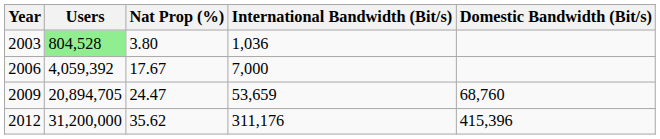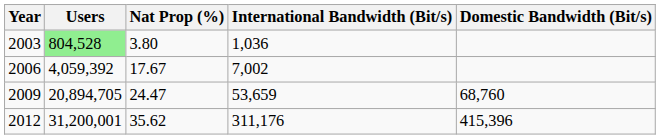(250, 69) 7,000 -> (250, 69) 7,002
(85, 120) 31,200,000 -> (85, 120) 31,200,001
